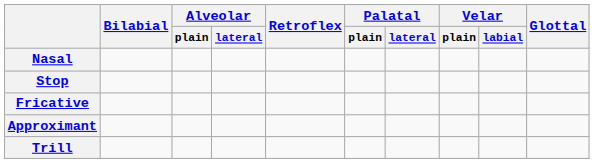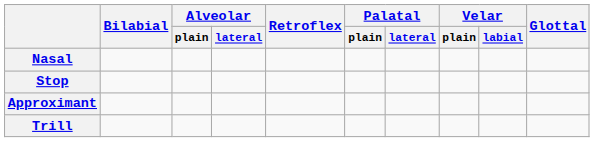- row: (52, 104)
